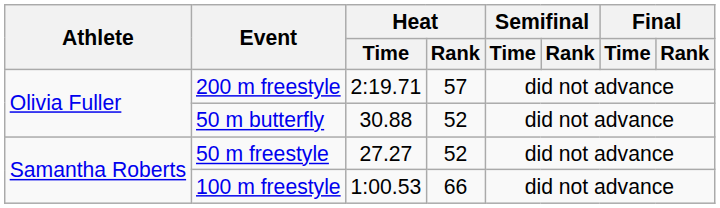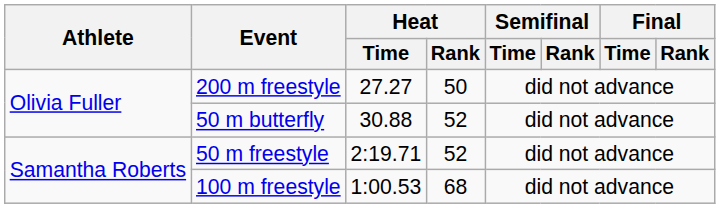(386, 87) 2:19.71 -> (386, 87) 27.27
(455, 87) 57 -> (455, 87) 50
(386, 154) 27.27 -> (386, 154) 2:19.71
(455, 187) 66 -> (455, 187) 68
